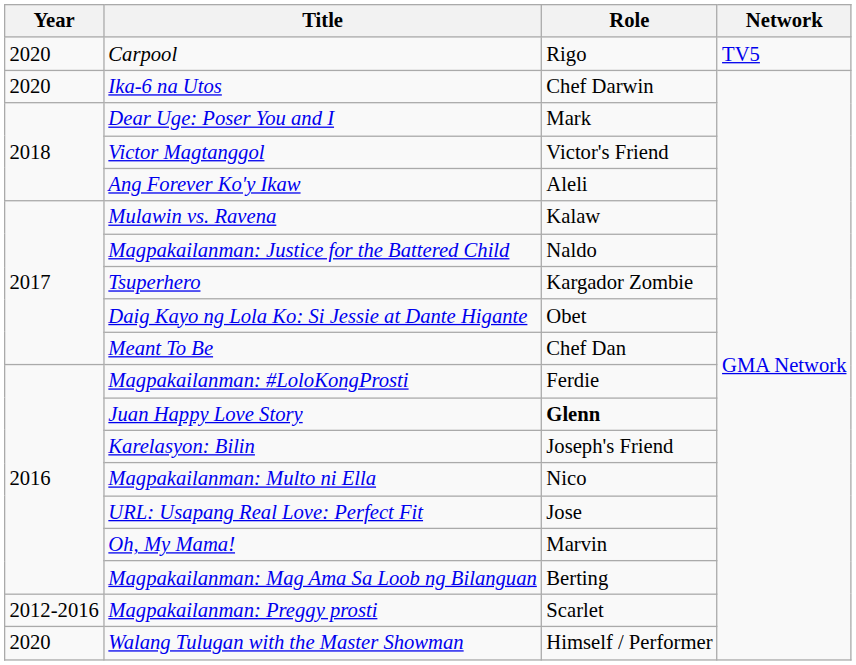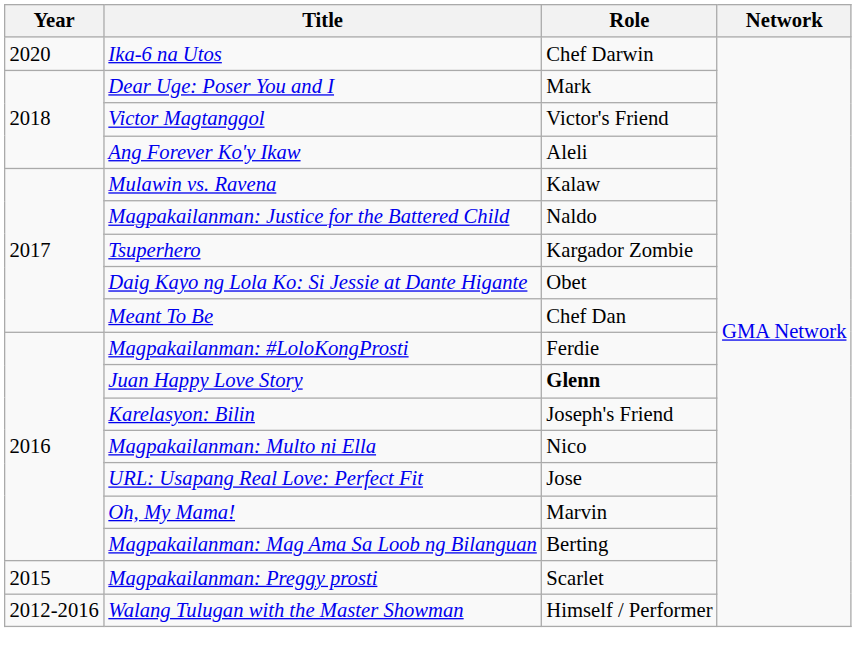- row: (143, 53)
(54, 610) 2012-2016 -> (30, 577) 2015
(30, 642) 2020 -> (54, 610) 2012-2016
